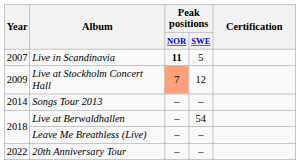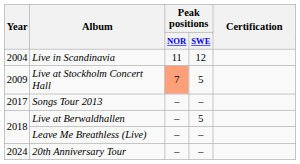(17, 57) 2007 -> (17, 57) 2004
(177, 57) bold -> (177, 57) normal
(201, 57) 5 -> (201, 57) 12
(201, 79) 12 -> (201, 79) 5
(17, 102) 2014 -> (17, 102) 2017
(201, 118) 54 -> (201, 118) 5
(17, 151) 2022 -> (17, 151) 2024
